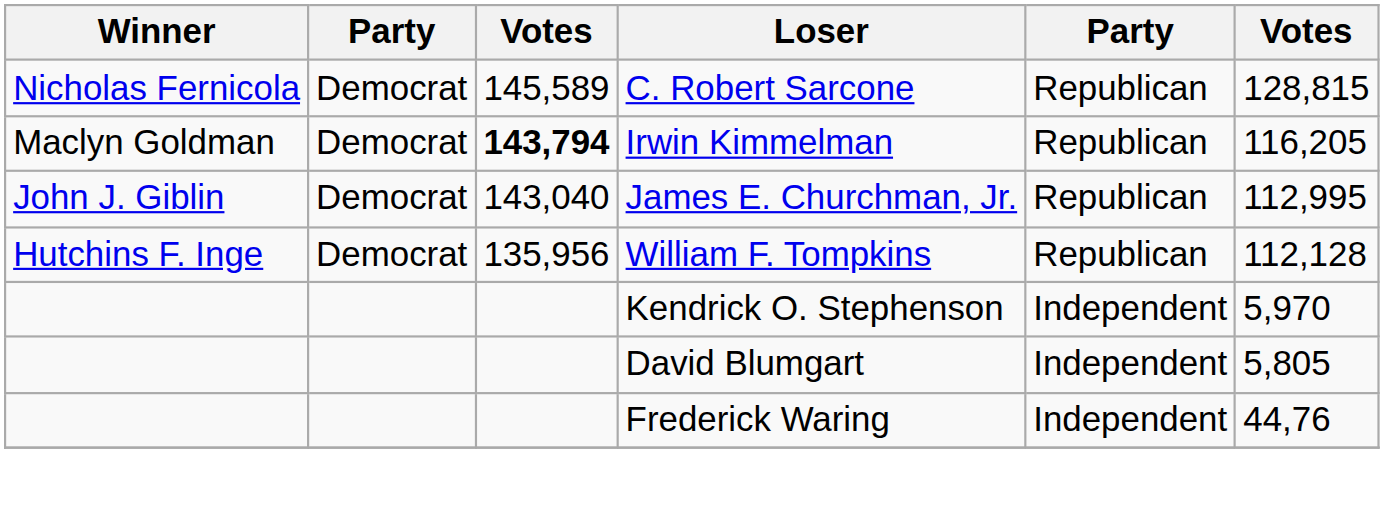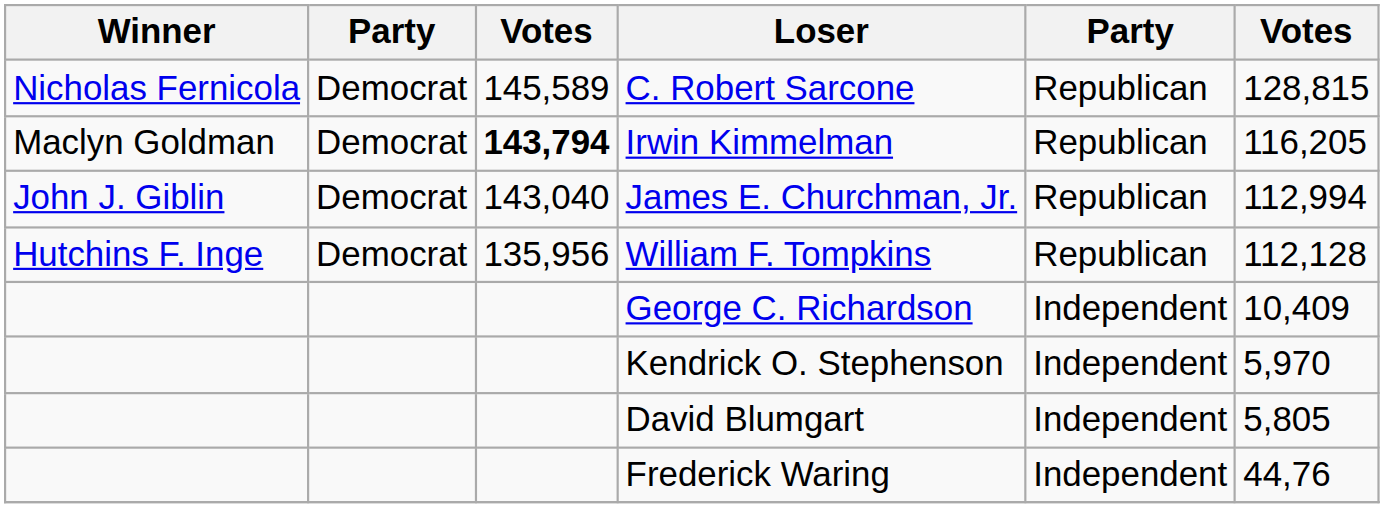(1305, 198) 112,995 -> (1305, 198) 112,994
+ row: (799, 308)
